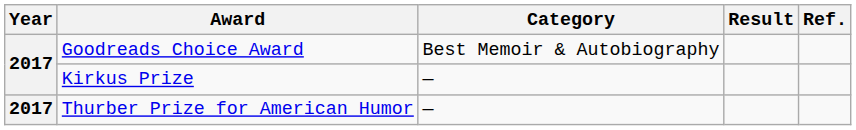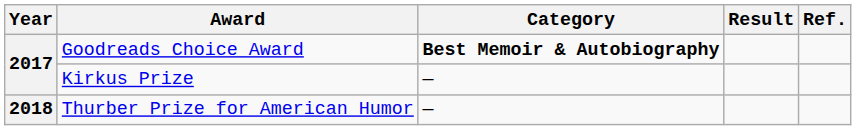(571, 50) normal -> (571, 50) bold
(31, 109) 2017 -> (31, 109) 2018
